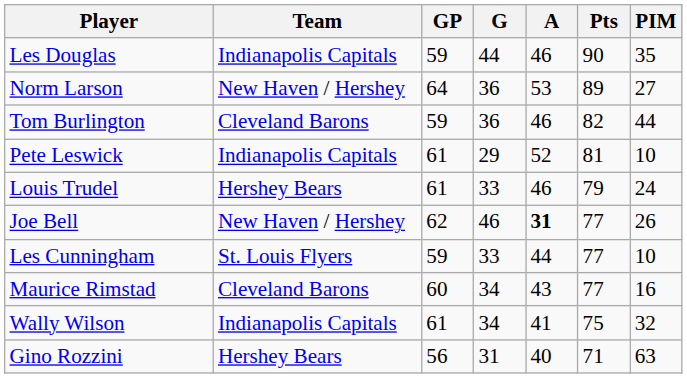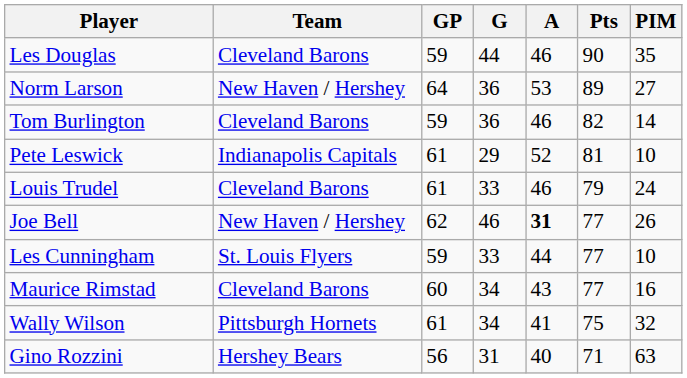(307, 54) Indianapolis Capitals -> (293, 54) Cleveland Barons
(645, 121) 44 -> (645, 121) 14
(280, 188) Hershey Bears -> (293, 188) Cleveland Barons
(307, 322) Indianapolis Capitals -> (297, 322) Pittsburgh Hornets
